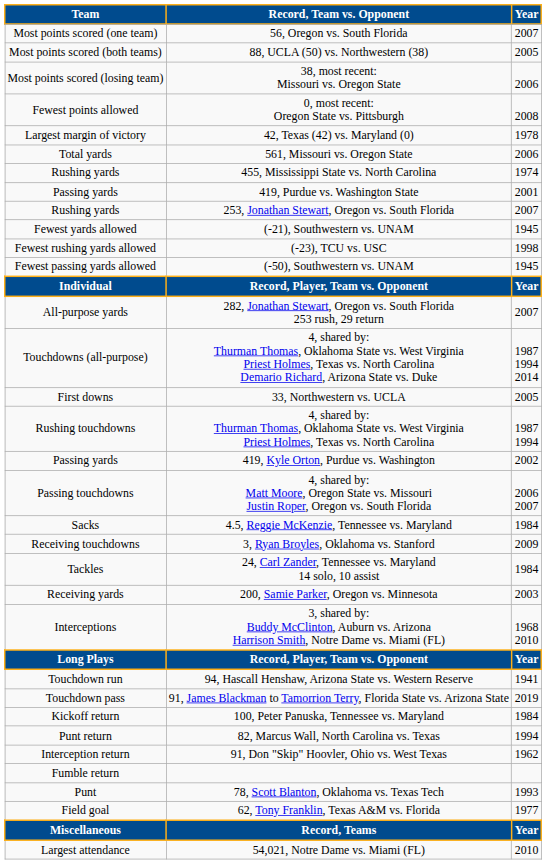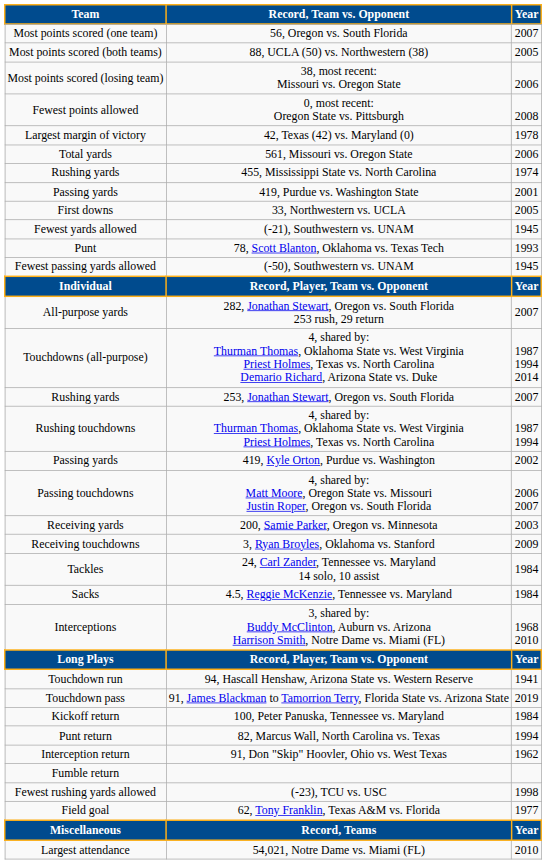rows swapped: (85, 396) <-> (85, 210)
rows swapped: (85, 248) <-> (85, 791)
rows swapped: (85, 594) <-> (85, 525)
